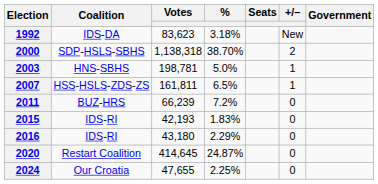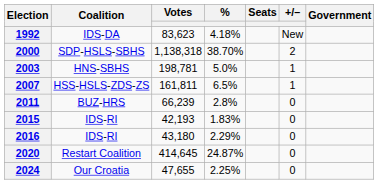(225, 34) 3.18% -> (225, 34) 4.18%
(225, 102) 7.2% -> (225, 102) 2.8%
